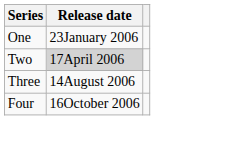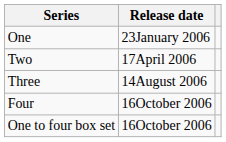(87, 59) lightgrey background -> (159, 59) no background
+ row: (61, 125)
